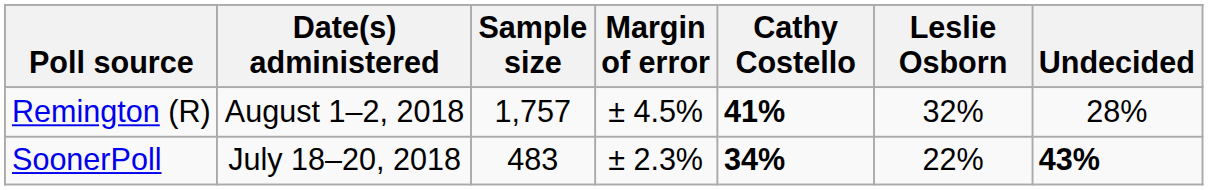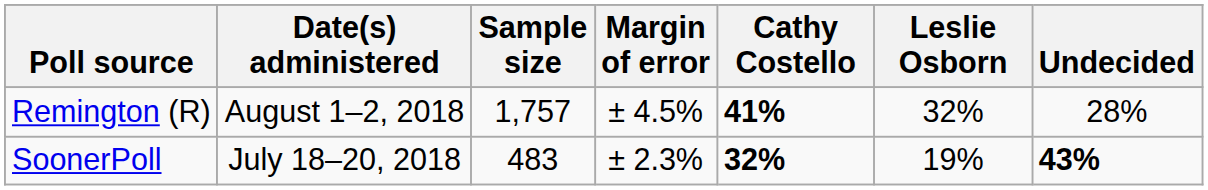(755, 160) 34% -> (755, 160) 32%
(953, 160) 22% -> (953, 160) 19%
